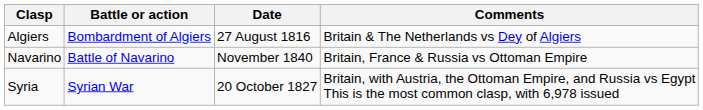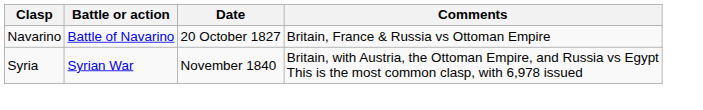- row: (28, 36)
(265, 57) November 1840 -> (231, 36) 20 October 1827
(267, 86) 20 October 1827 -> (228, 65) November 1840
